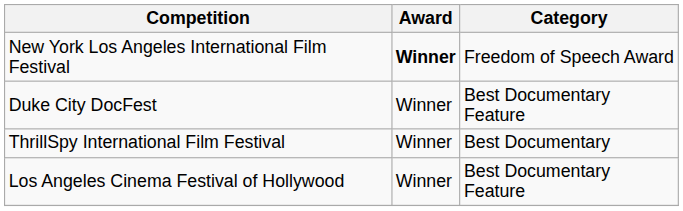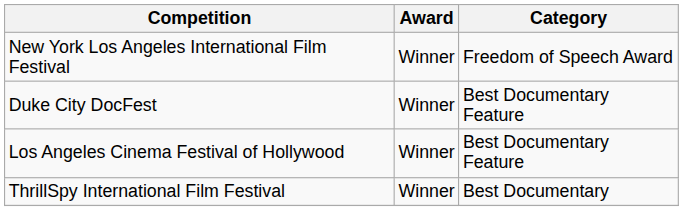(426, 56) bold -> (427, 56) normal
rows swapped: (176, 181) <-> (147, 143)
